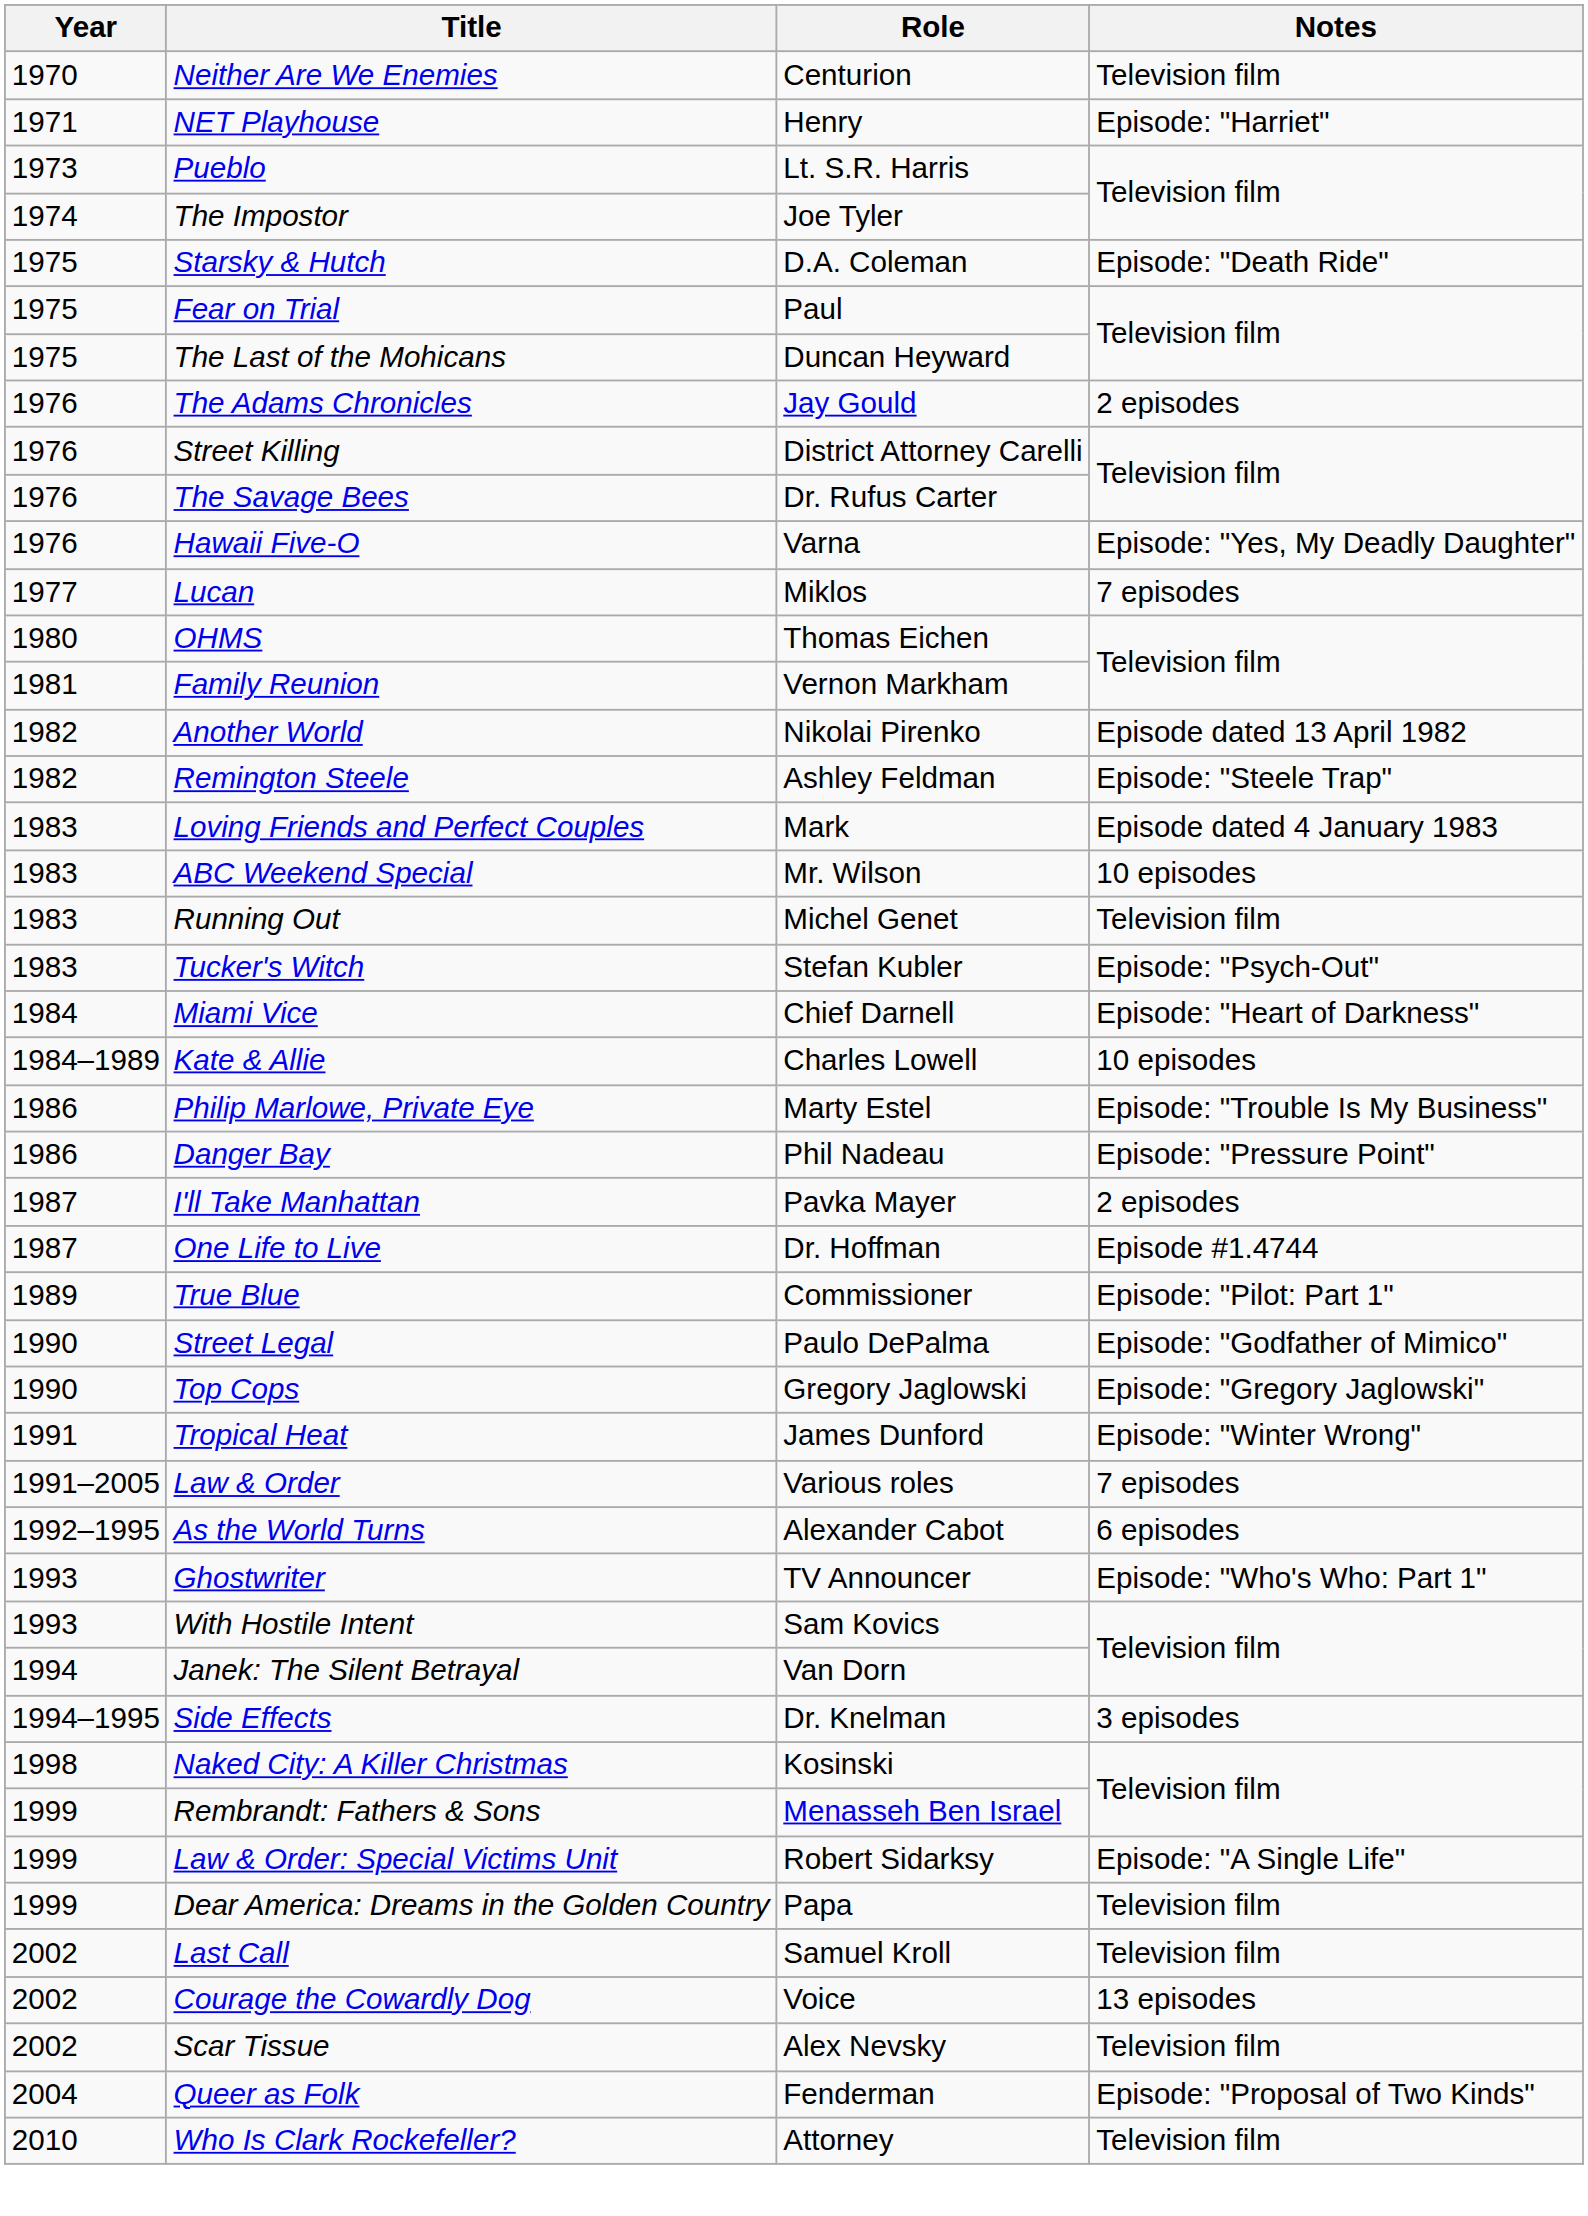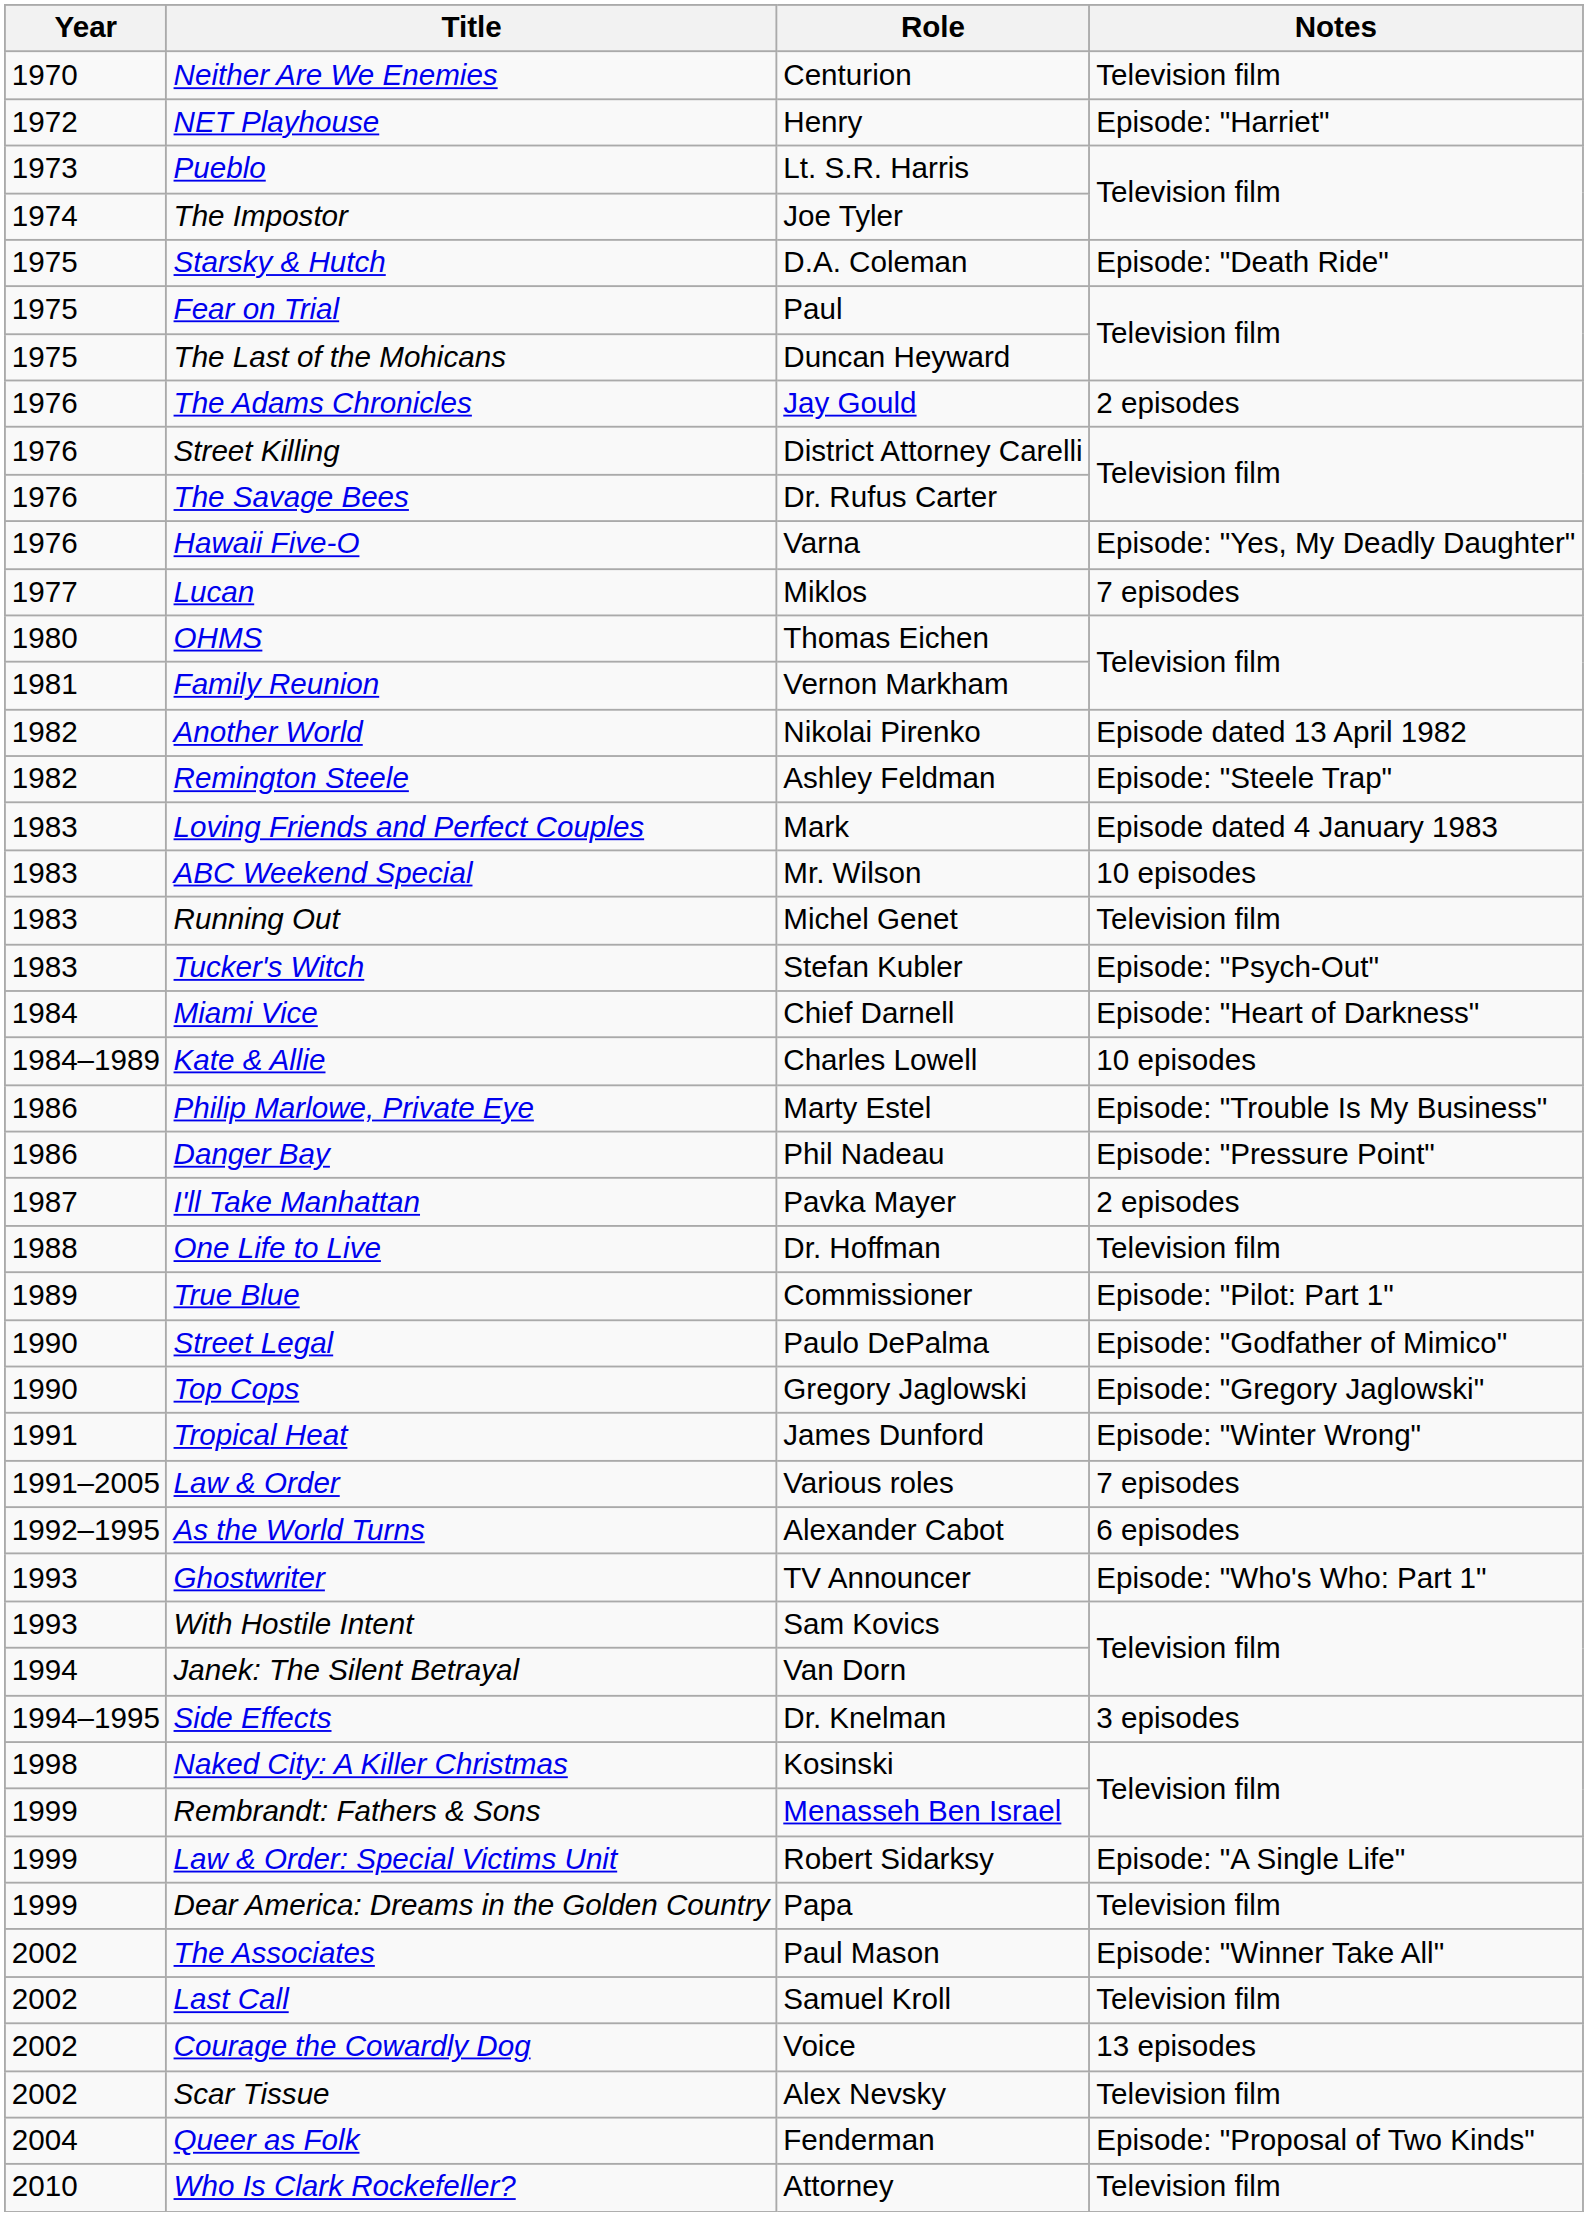(45, 121) 1971 -> (45, 121) 1972
(45, 1248) 1987 -> (45, 1248) 1988
(1207, 1248) Episode #1.4744 -> (1188, 1248) Television film
+ row: (274, 1952)
